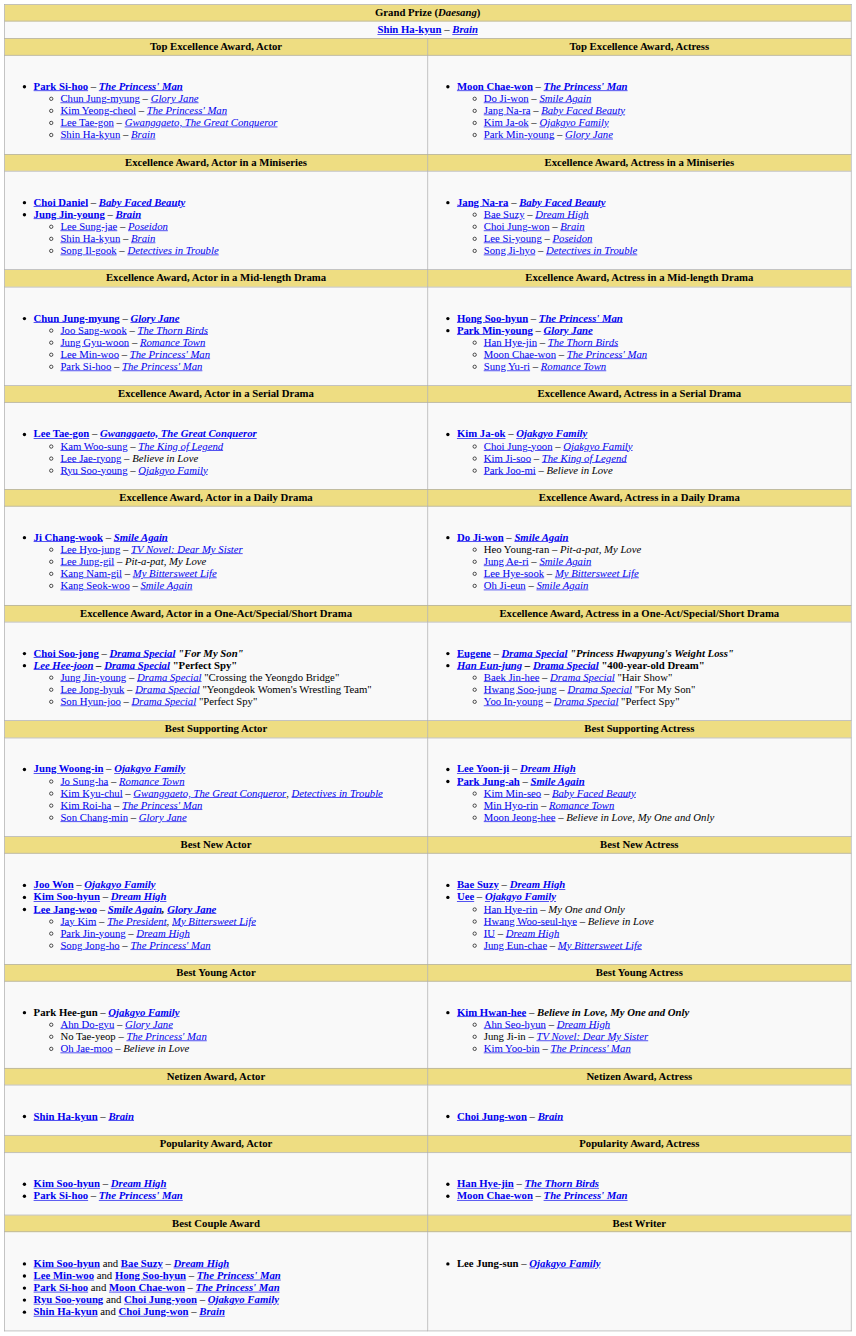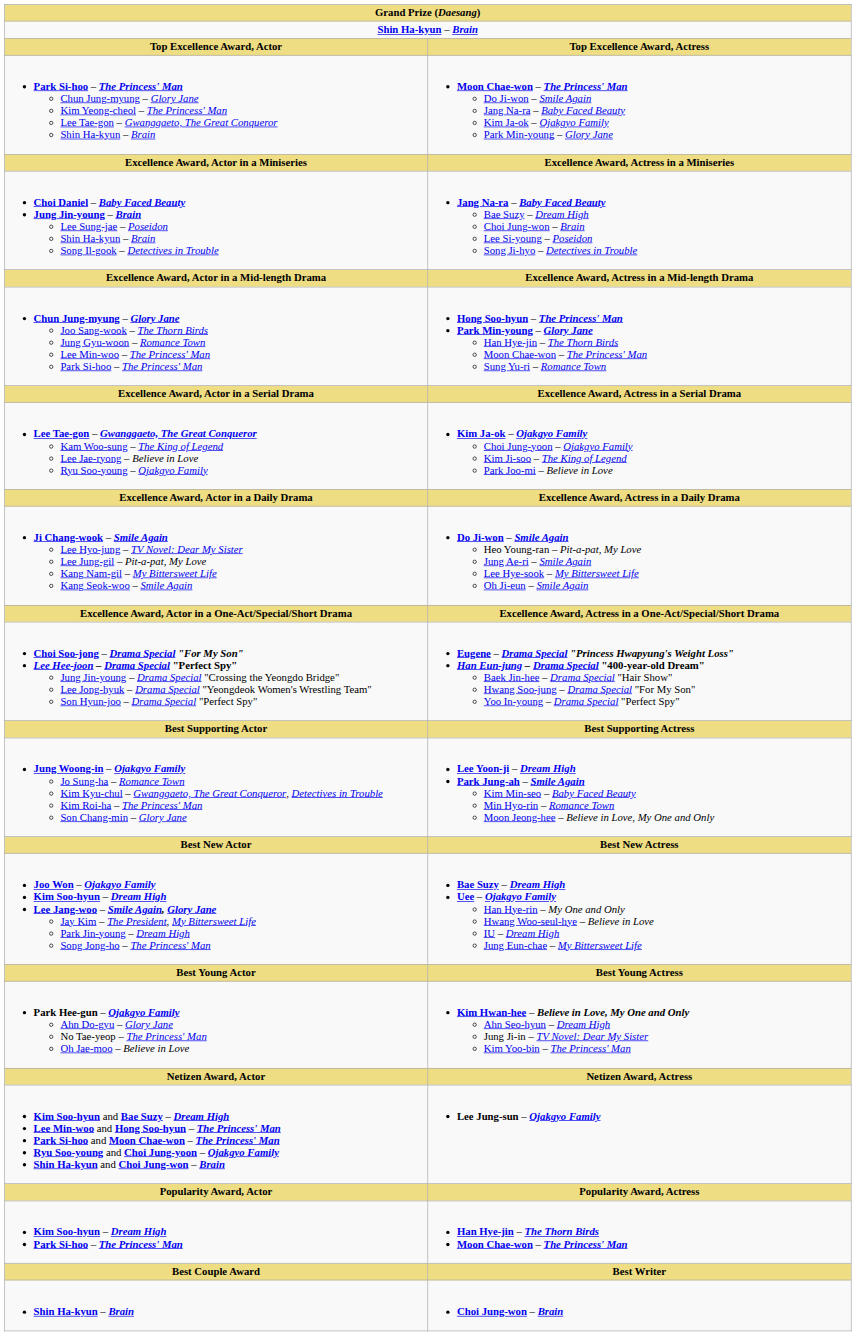rows swapped: (639, 1116) <-> (639, 1263)
